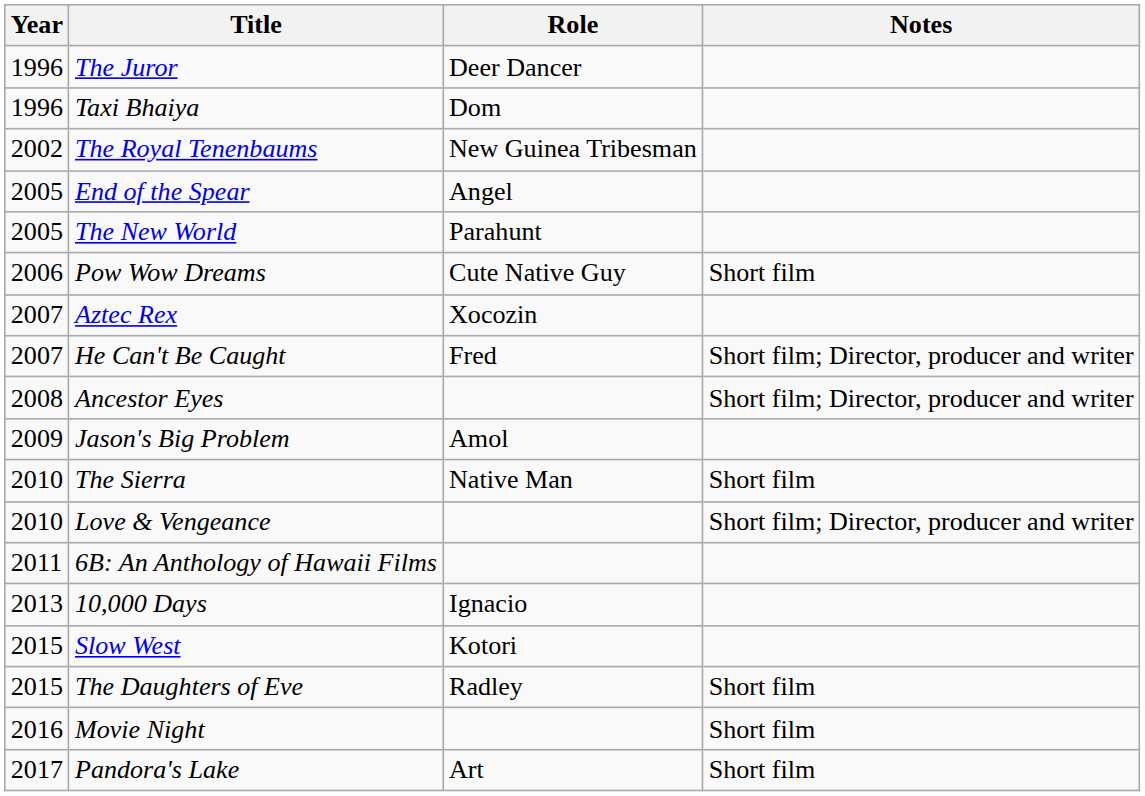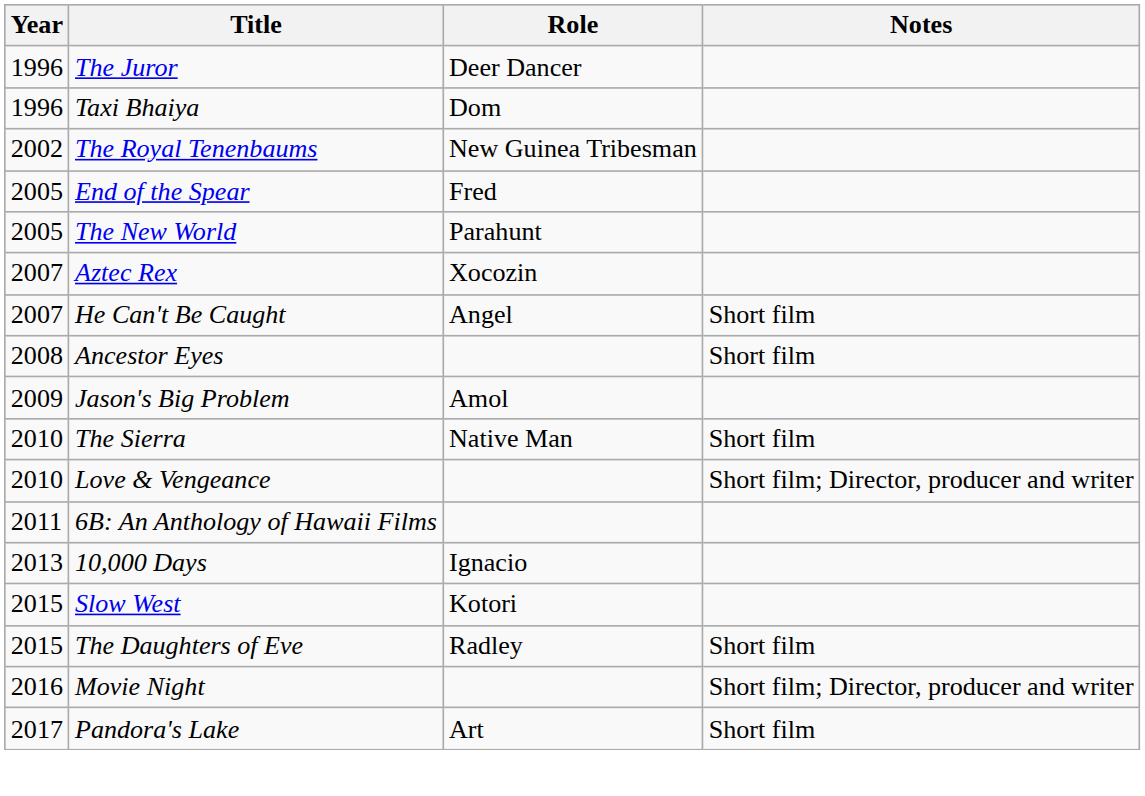(481, 190) Angel -> (473, 190) Fred
- row: (170, 273)
(473, 356) Fred -> (481, 314) Angel
(921, 356) Short film; Director, producer and writer -> (762, 314) Short film
(921, 397) Short film; Director, producer and writer -> (762, 356) Short film
(762, 728) Short film -> (921, 686) Short film; Director, producer and writer
